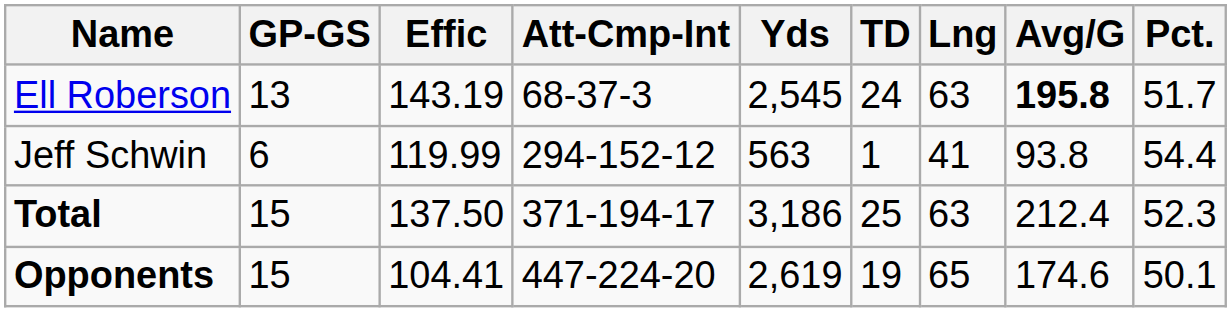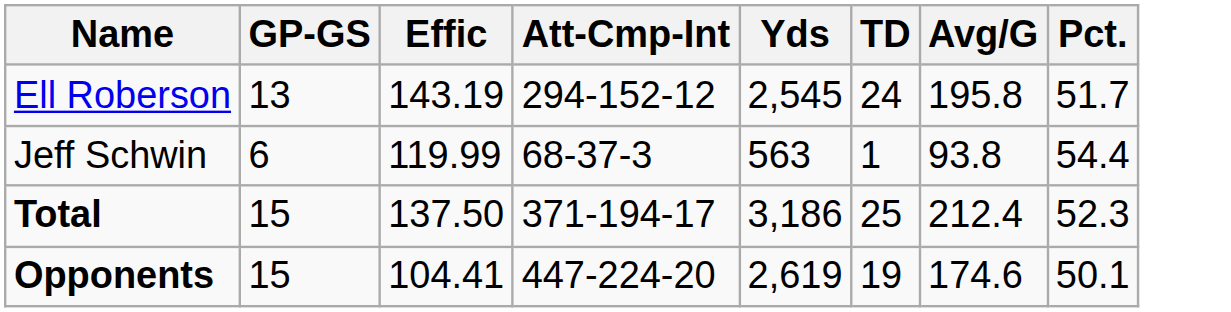- column: (963, 34)
(587, 94) 68-37-3 -> (619, 94) 294-152-12
(1062, 94) bold -> (975, 94) normal
(619, 154) 294-152-12 -> (587, 154) 68-37-3
